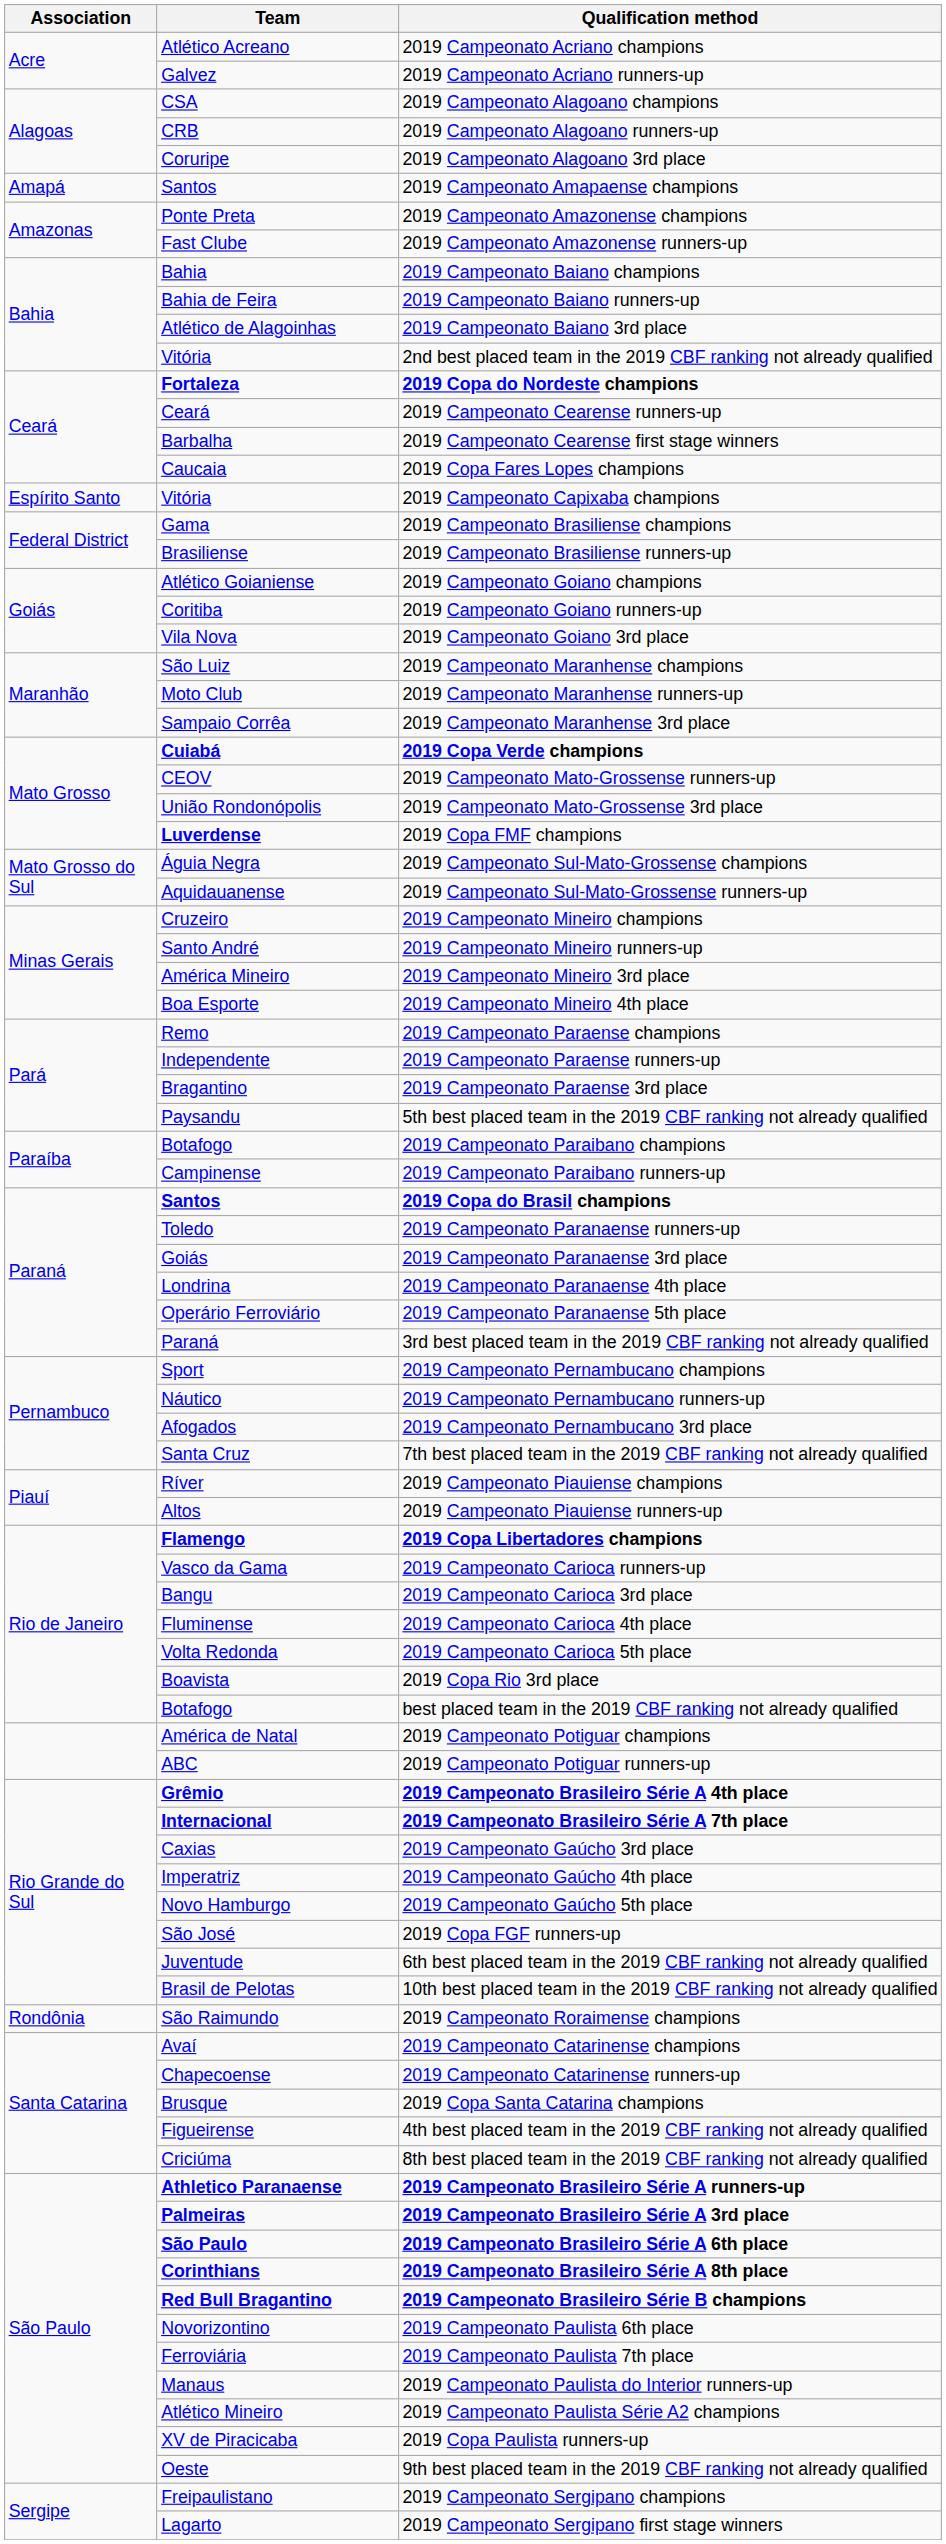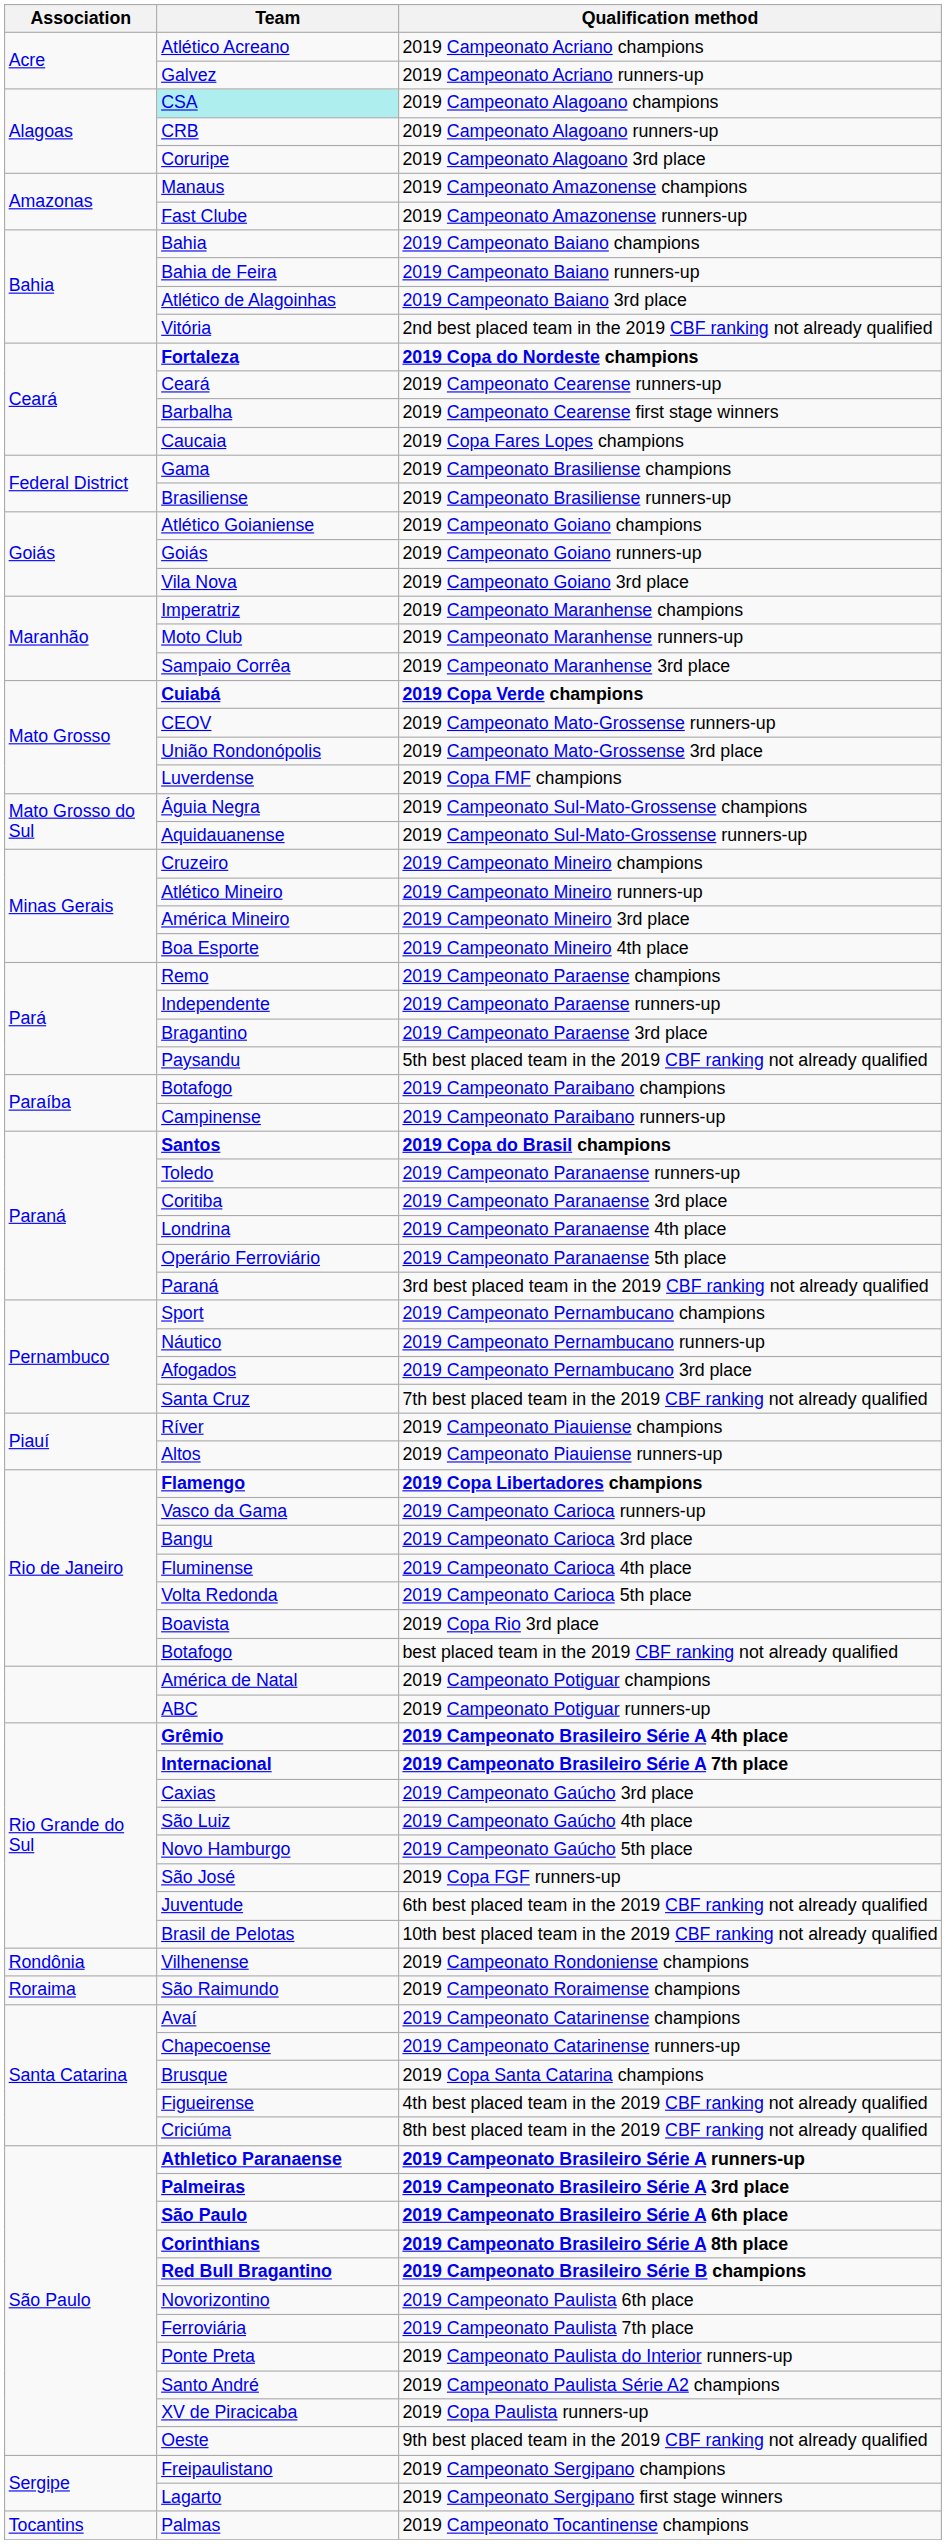(179, 103) no background -> (179, 103) paleturquoise background
- row: (570, 187)
(208, 215) Ponte Preta -> (193, 187) Manaus
- row: (561, 497)
(192, 610) Coritiba -> (184, 553) Goiás
(196, 666) São Luiz -> (201, 610) Imperatriz
(211, 835) bold -> (208, 779) normal
(210, 948) Santo André -> (222, 891) Atlético Mineiro
(184, 1257) Goiás -> (192, 1201) Coritiba
(201, 1877) Imperatriz -> (196, 1821) São Luiz
+ row: (576, 1962)
(47, 2018) Rondônia -> (42, 1990) Roraima
(193, 2384) Manaus -> (208, 2356) Ponte Preta
(222, 2412) Atlético Mineiro -> (210, 2384) Santo André
+ row: (576, 2525)
